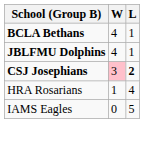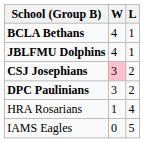(132, 71) bold -> (132, 71) normal
+ row: (48, 90)
